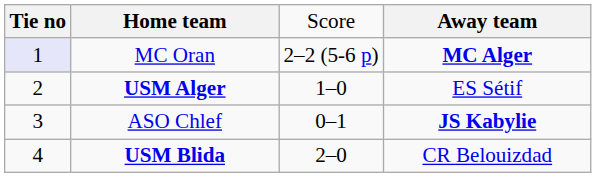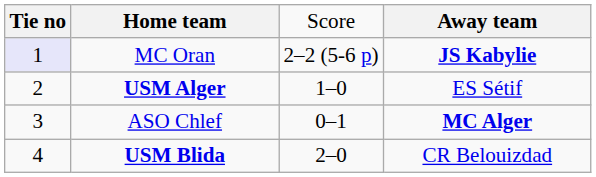(487, 54) MC Alger -> (487, 54) JS Kabylie
(487, 121) JS Kabylie -> (487, 121) MC Alger
